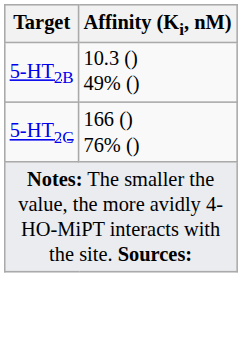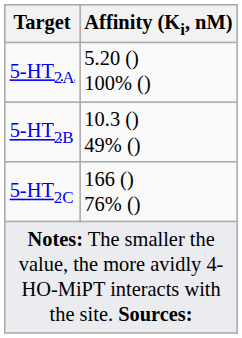+ row: (42, 72)
